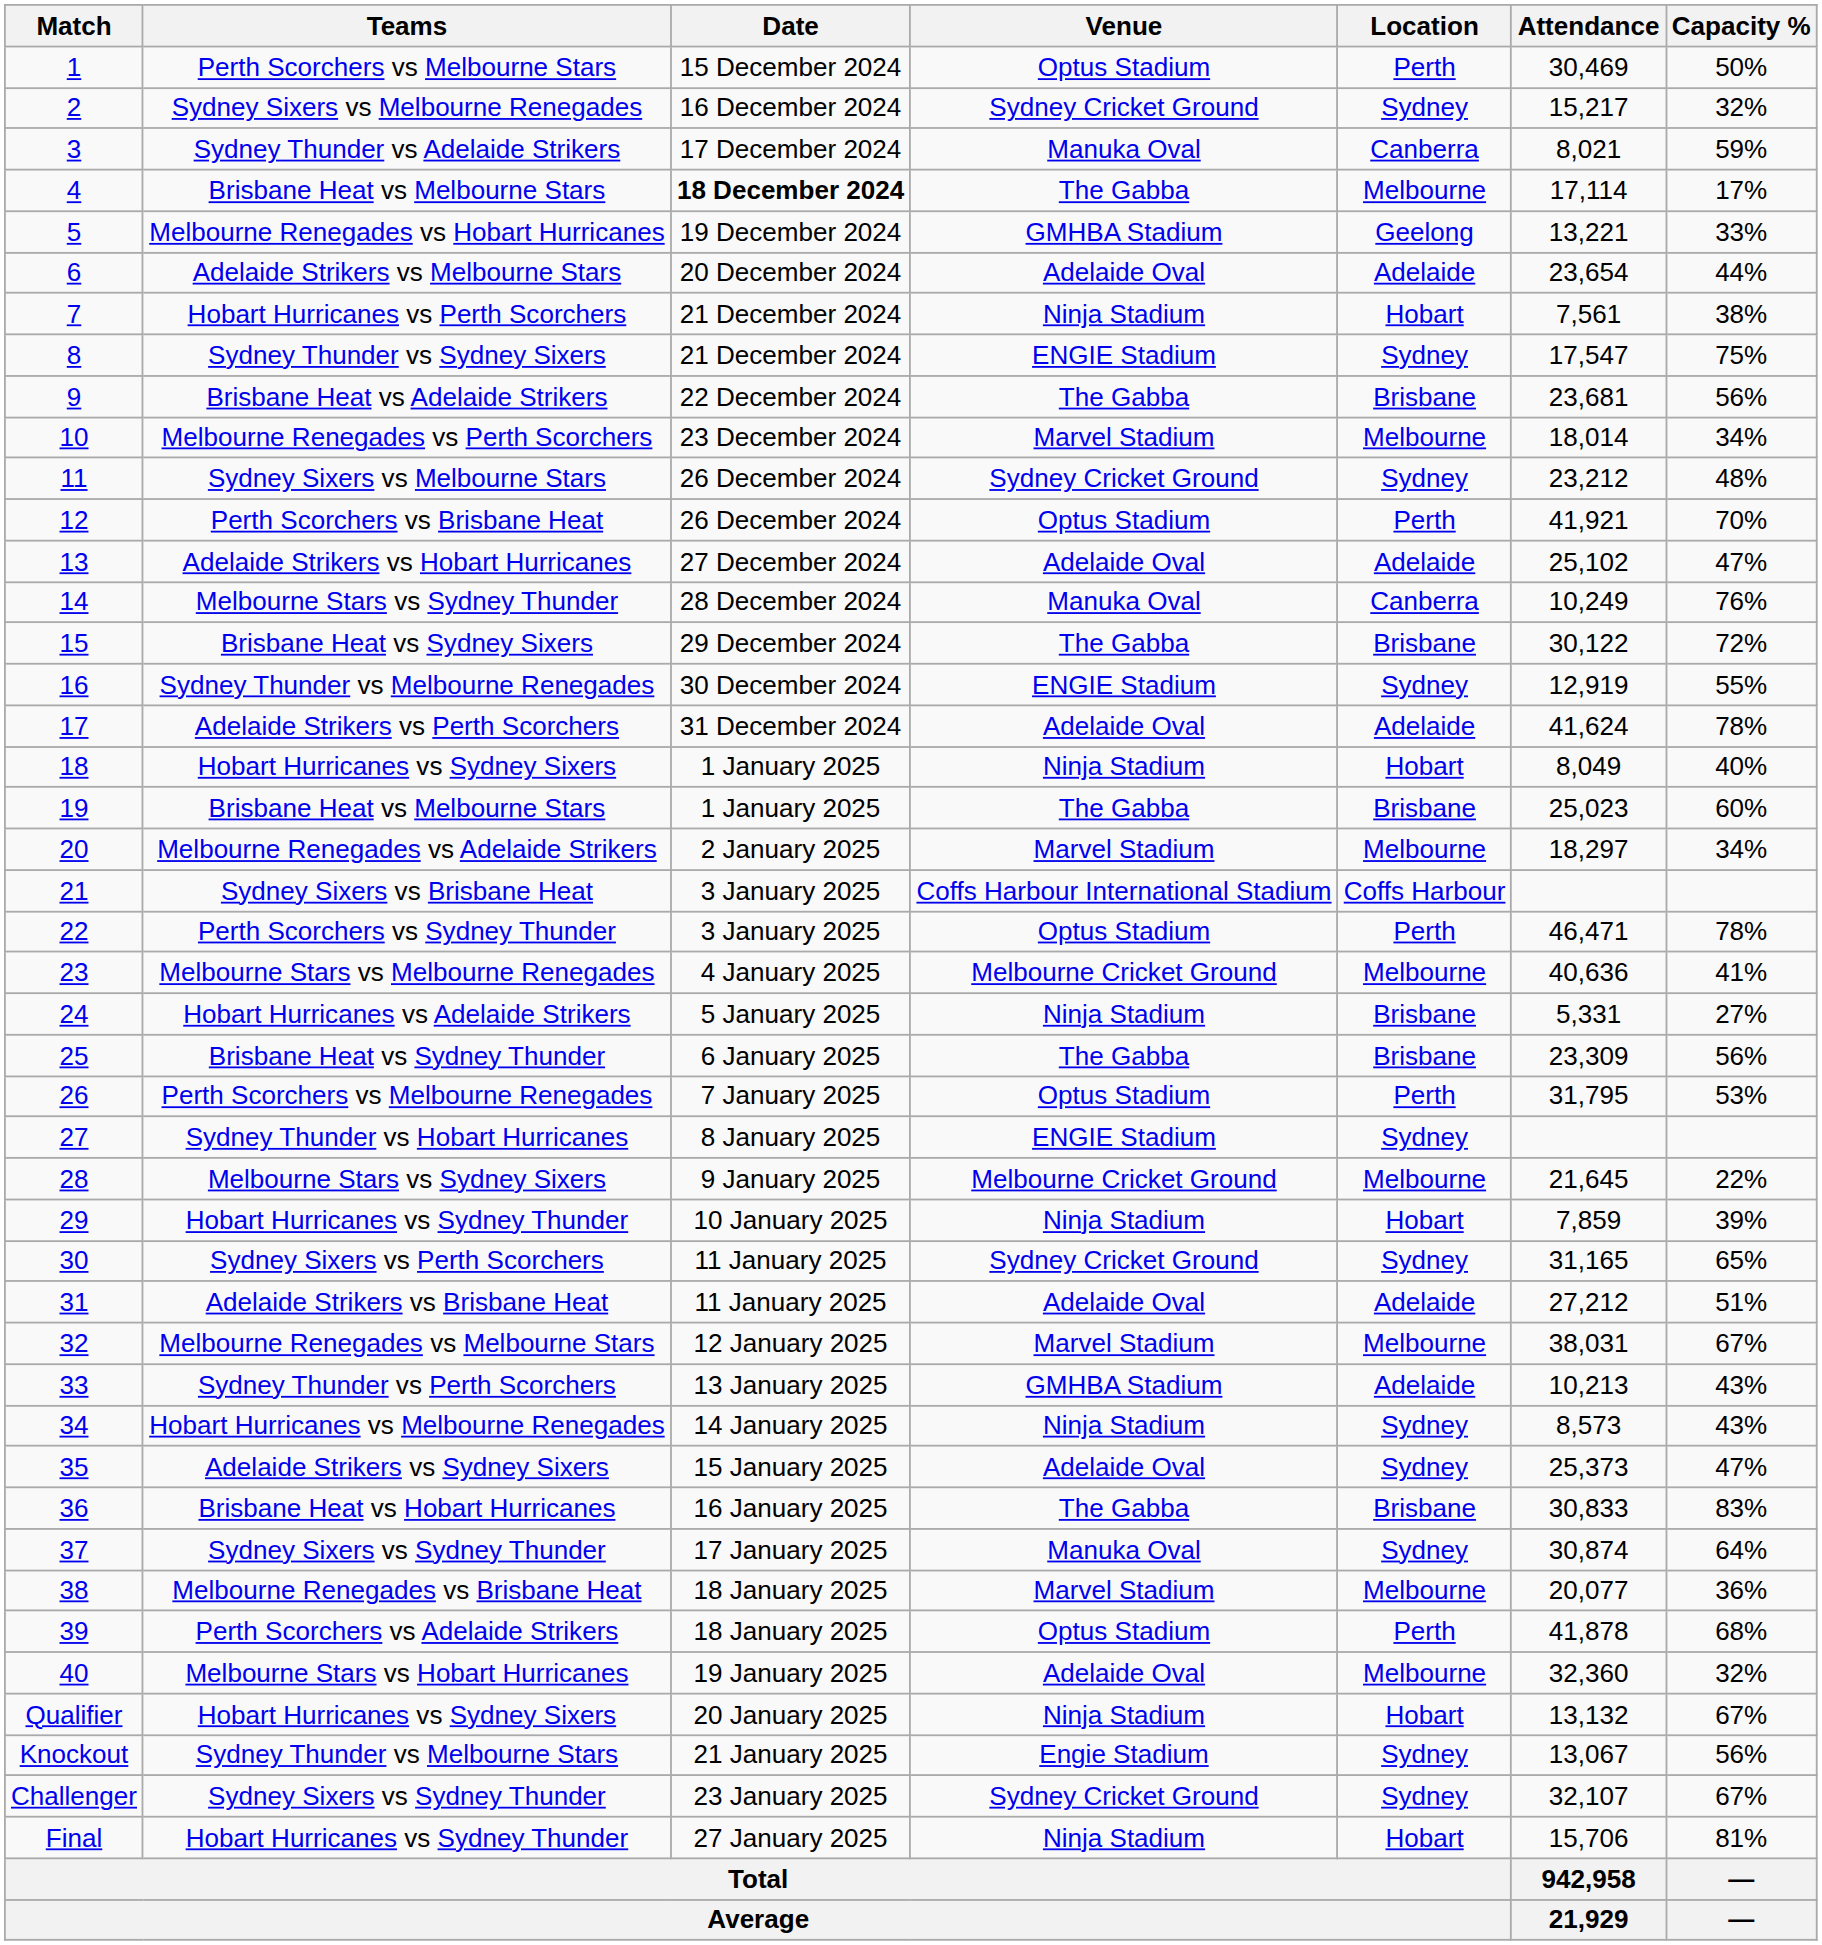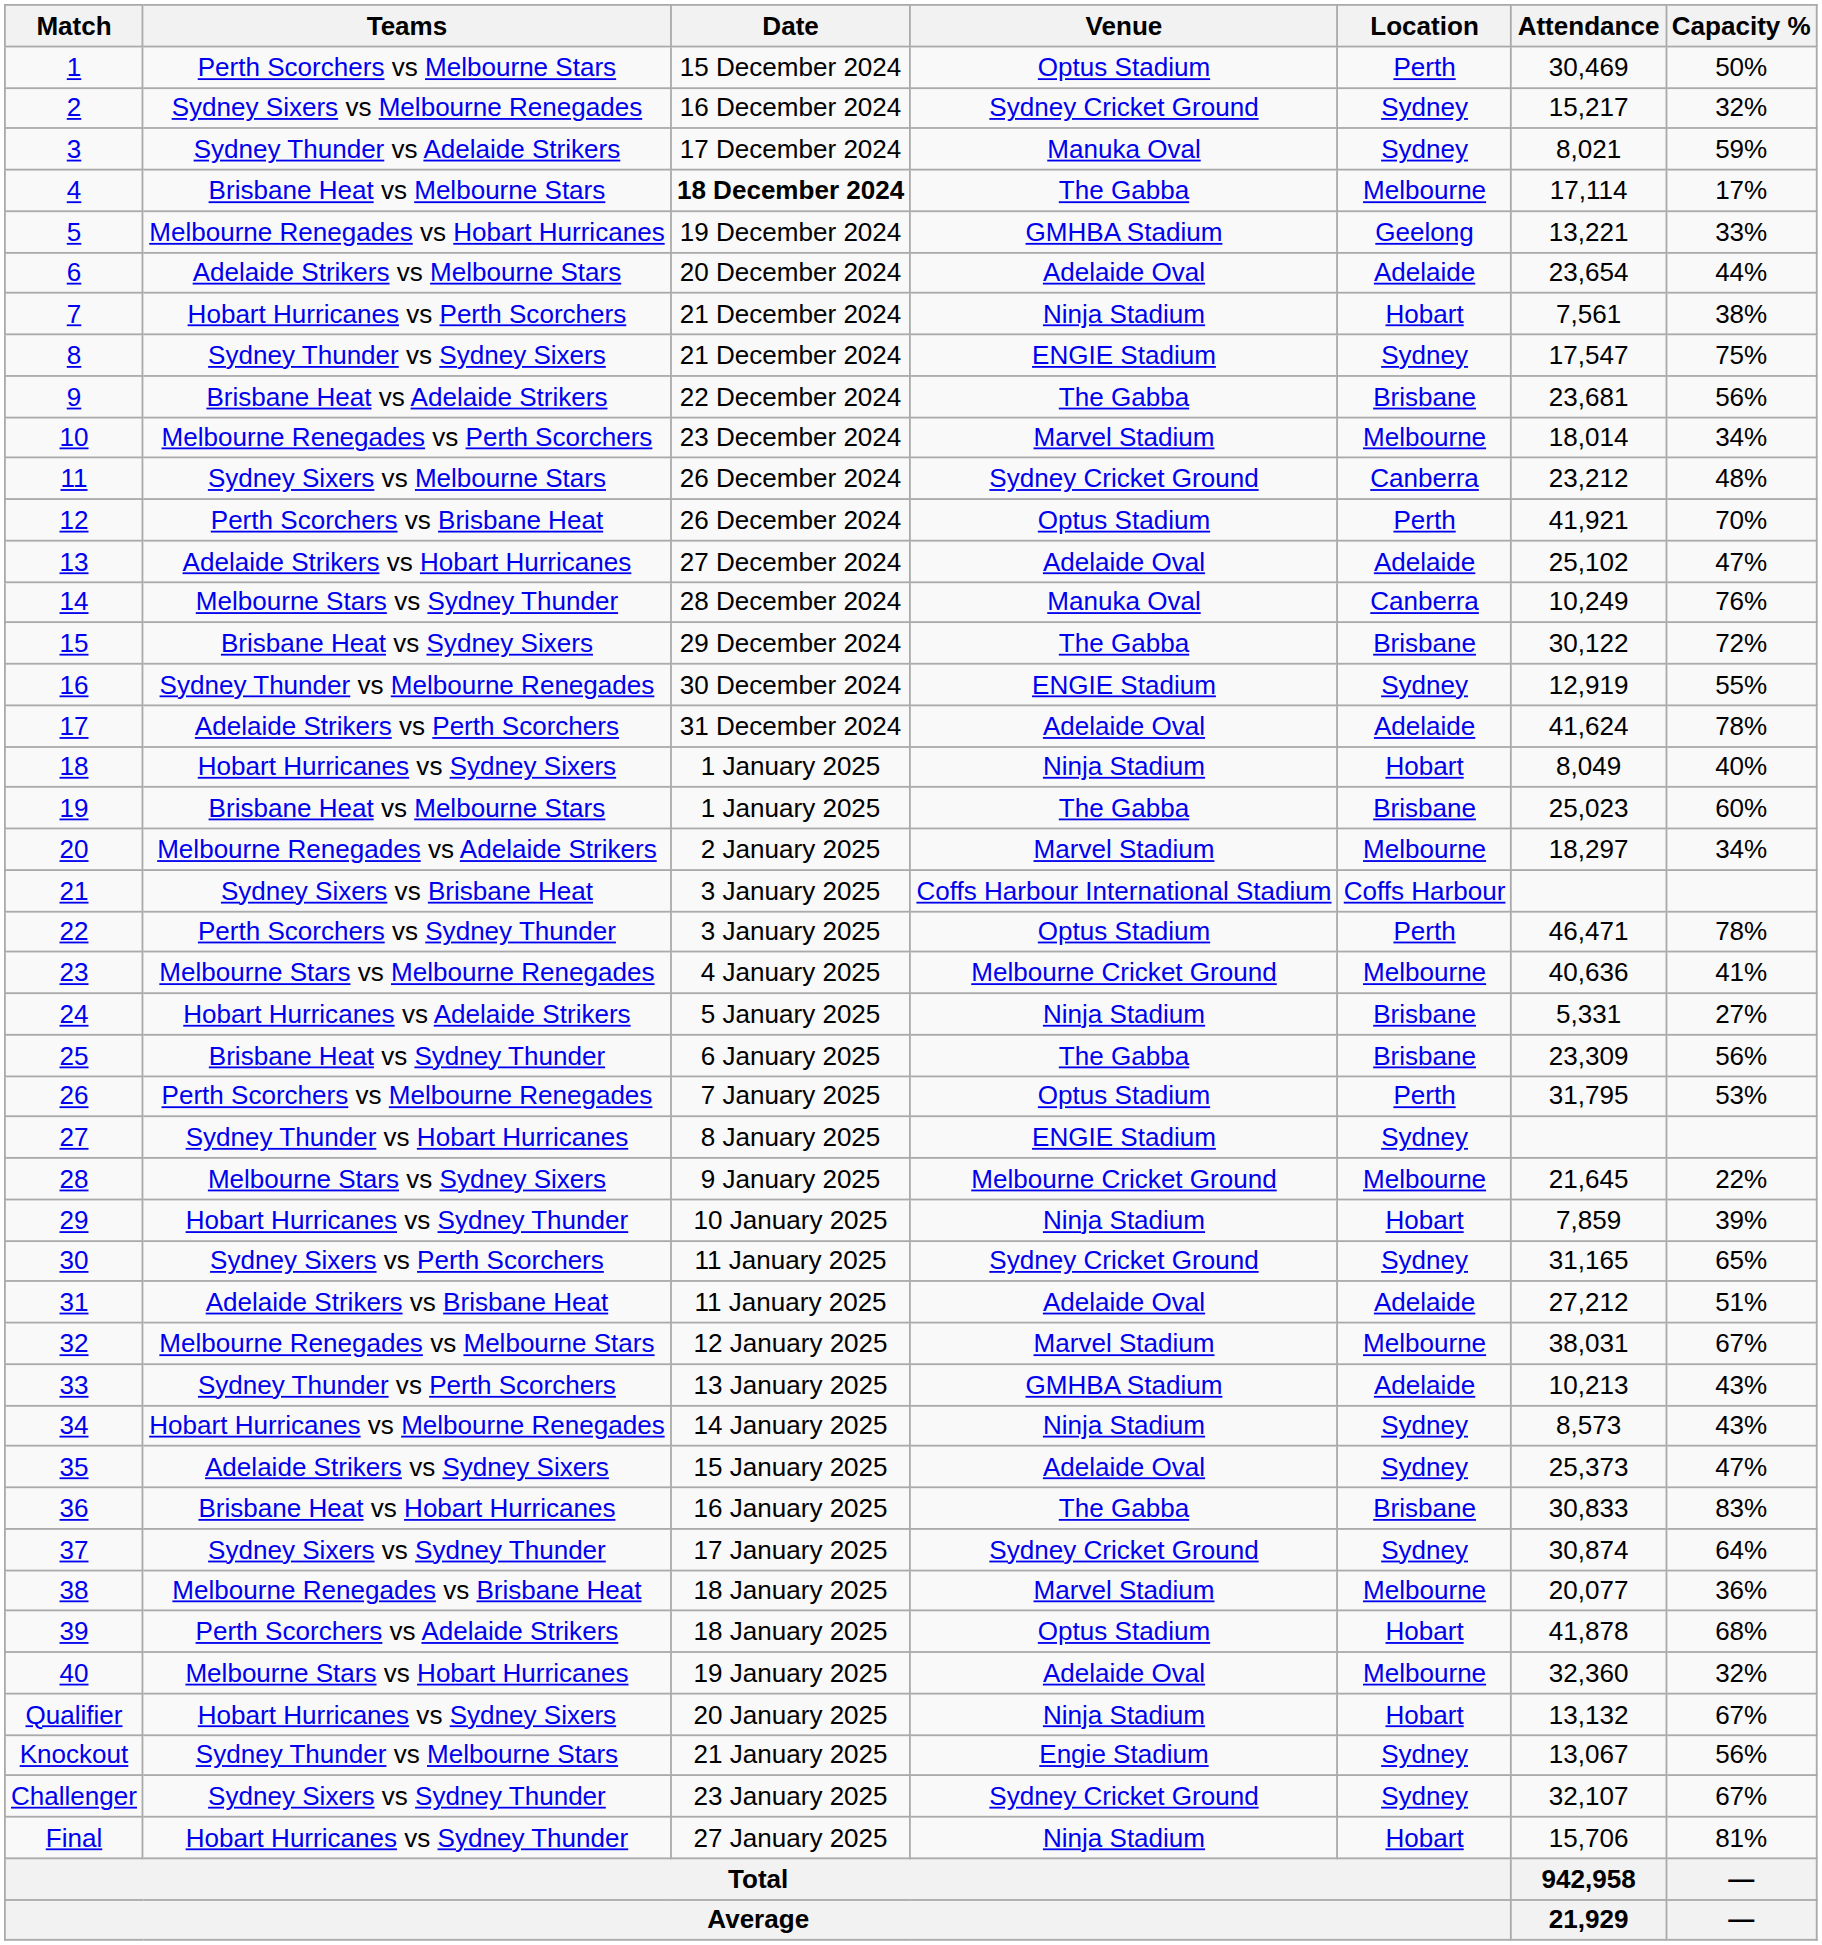(1425, 149) Canberra -> (1425, 149) Sydney
(1425, 479) Sydney -> (1425, 479) Canberra
(1124, 1549) Manuka Oval -> (1124, 1549) Sydney Cricket Ground
(1425, 1632) Perth -> (1425, 1632) Hobart
